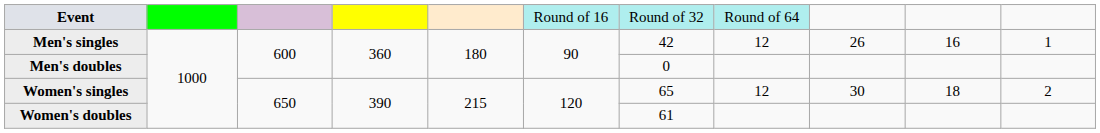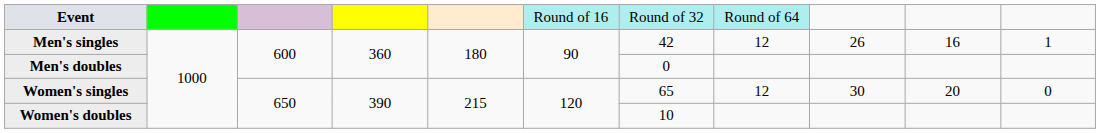(953, 91) 18 -> (953, 91) 20
(1048, 91) 2 -> (1048, 91) 0
(666, 116) 61 -> (666, 116) 10
